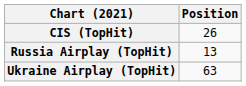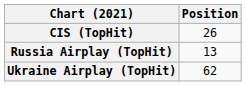(210, 71) 63 -> (210, 71) 62
